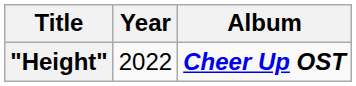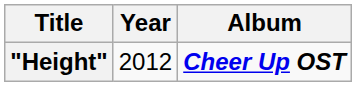(145, 61) 2022 -> (145, 61) 2012
